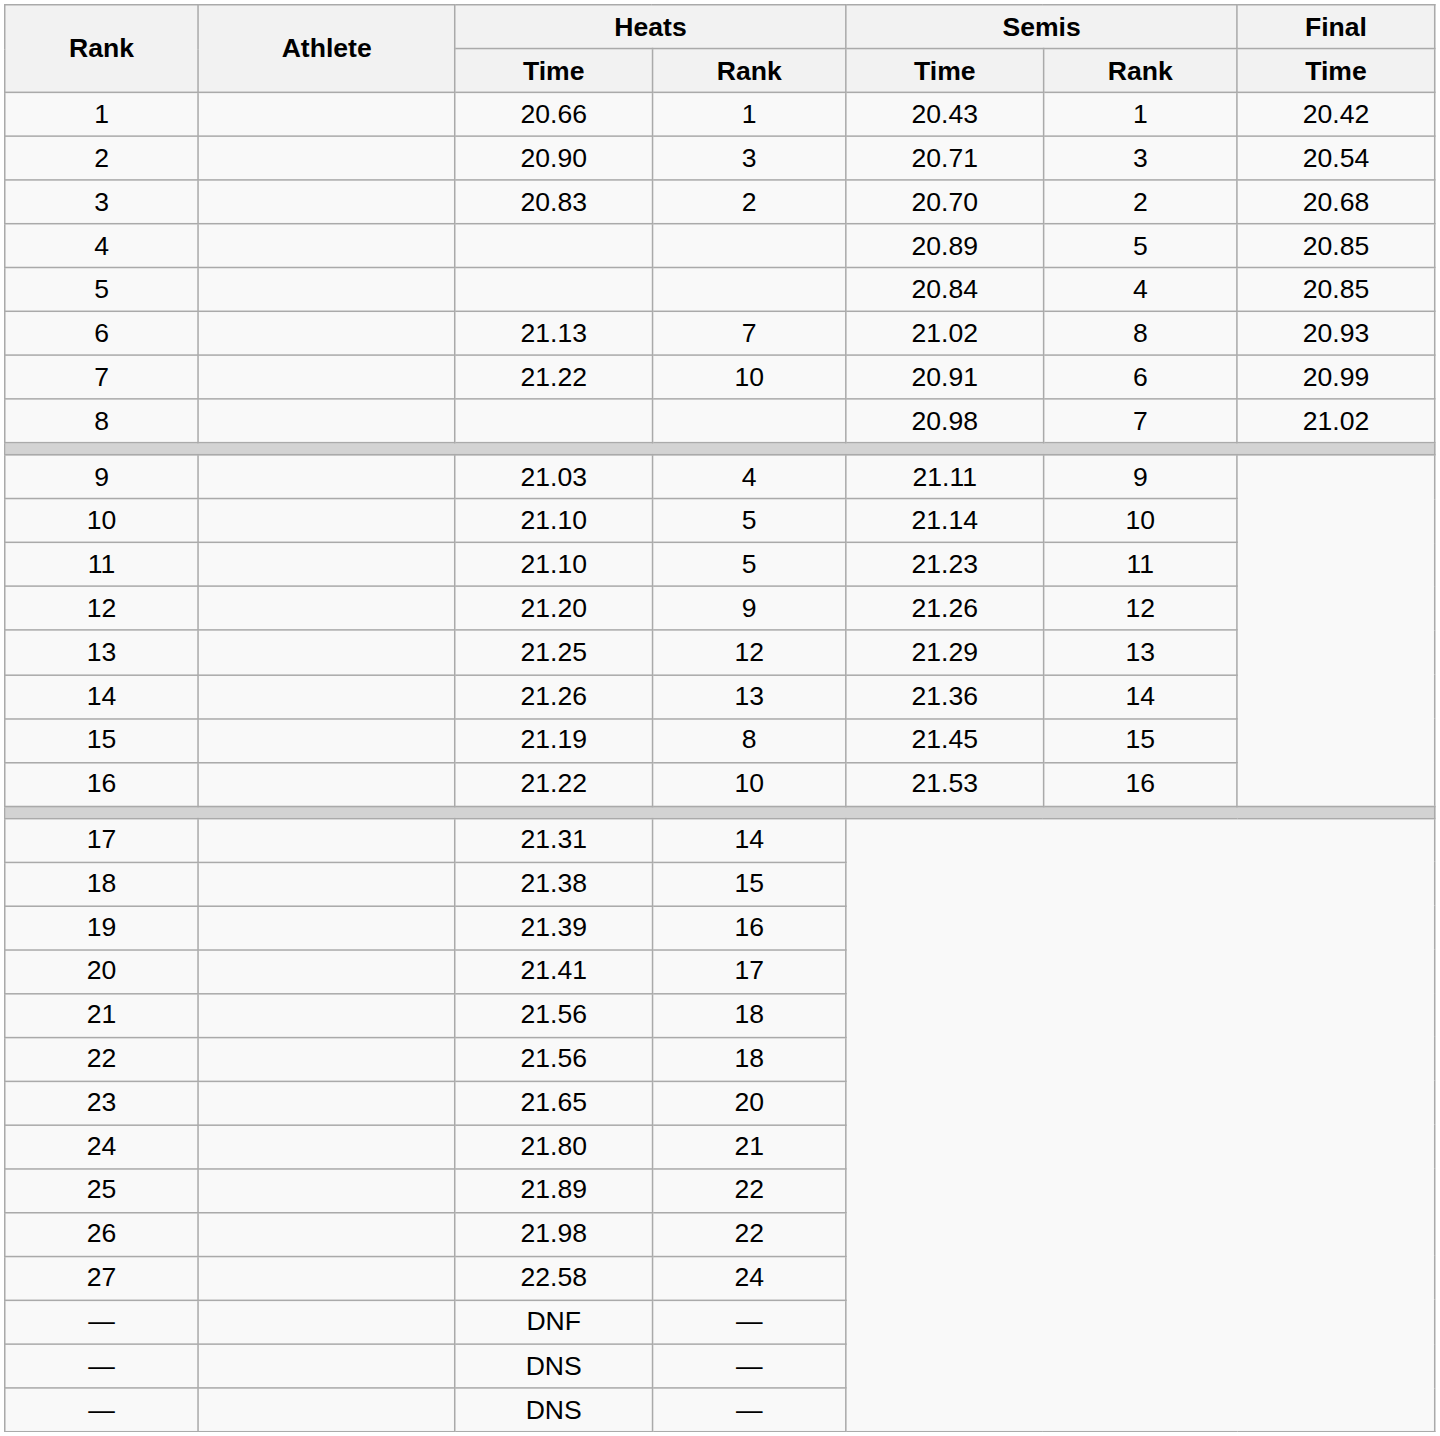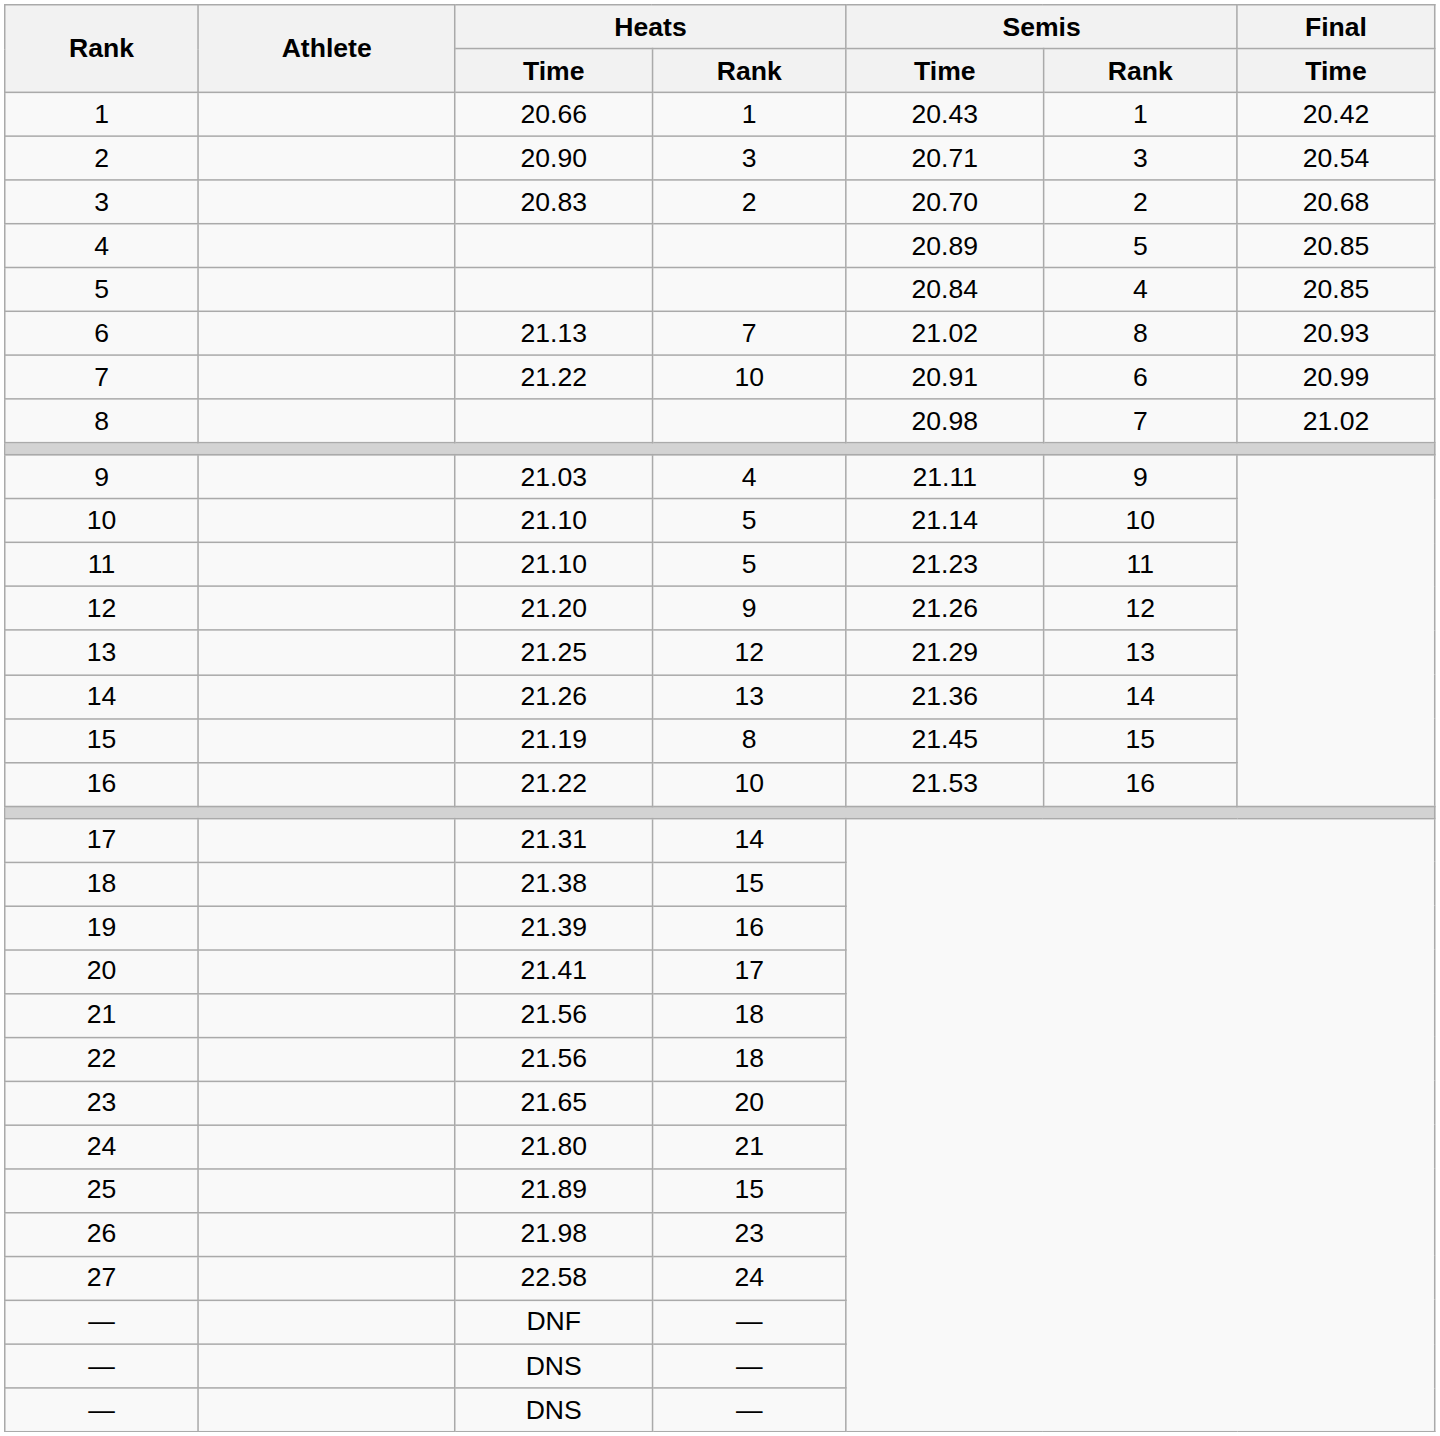(749, 1190) 22 -> (749, 1190) 15
(749, 1233) 22 -> (749, 1233) 23
